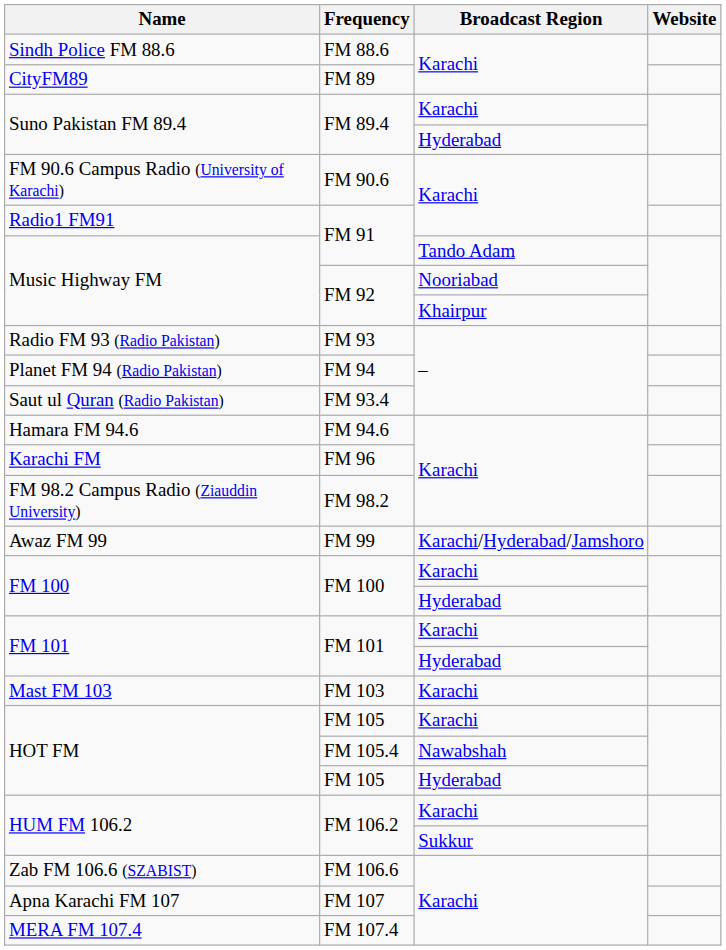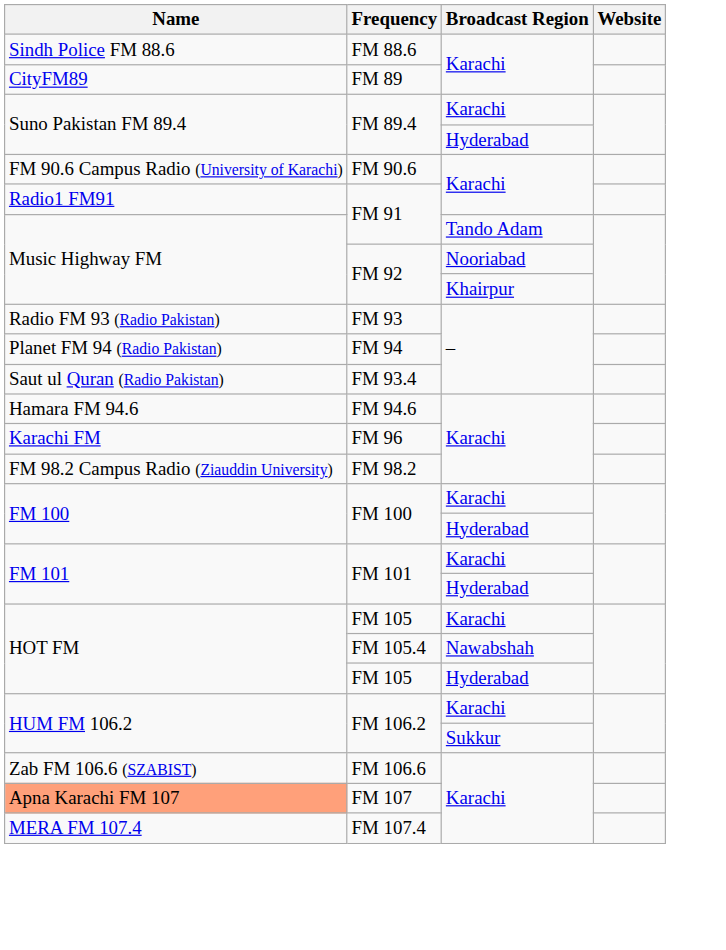- row: (349, 541)
- row: (354, 690)
(94, 900) no background -> (94, 797) lightsalmon background
